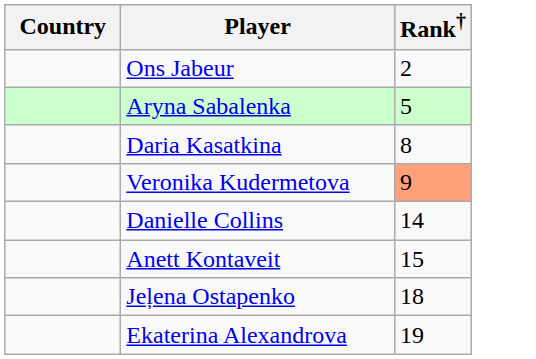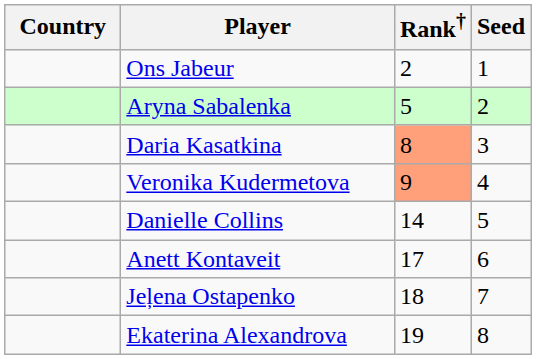+ column: (501, 26)
(406, 144) no background -> (406, 144) lightsalmon background
(412, 258) 15 -> (412, 258) 17
